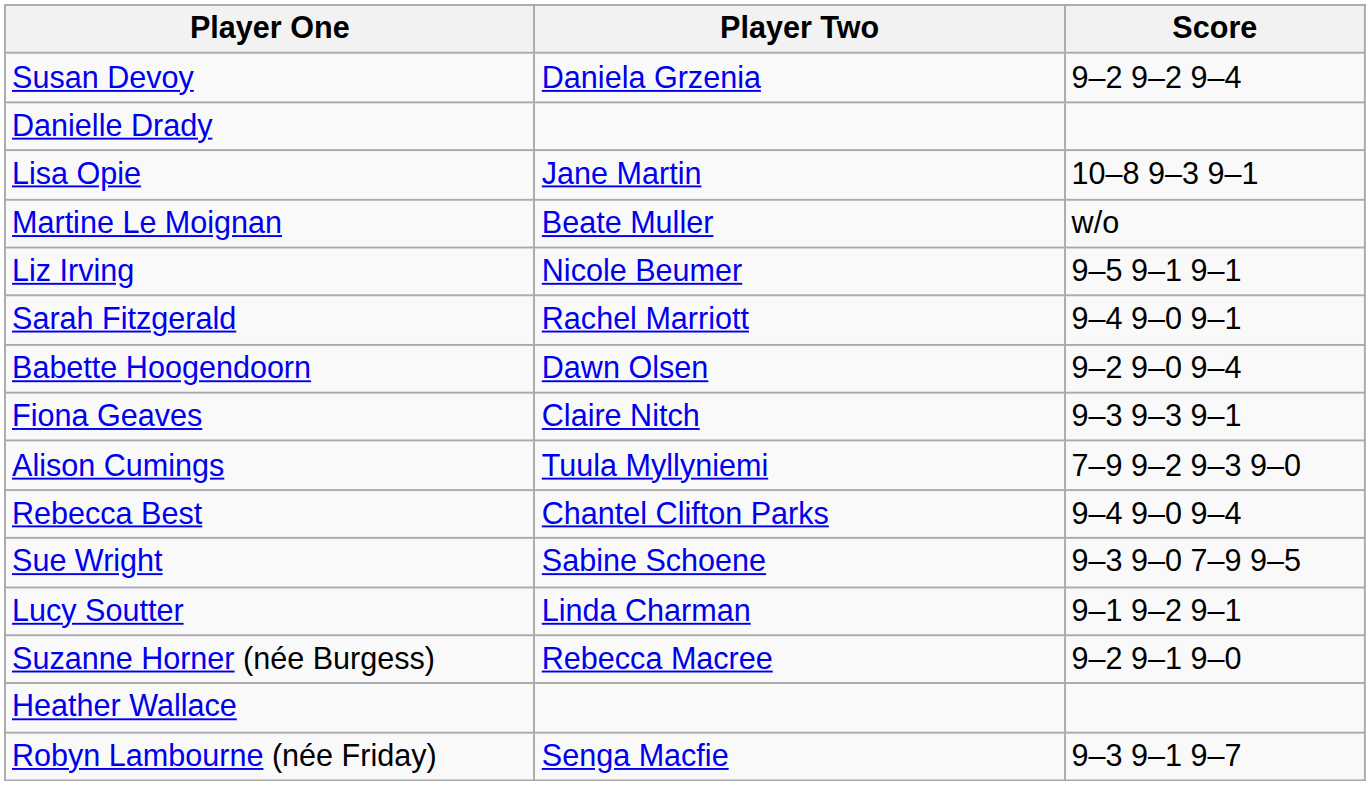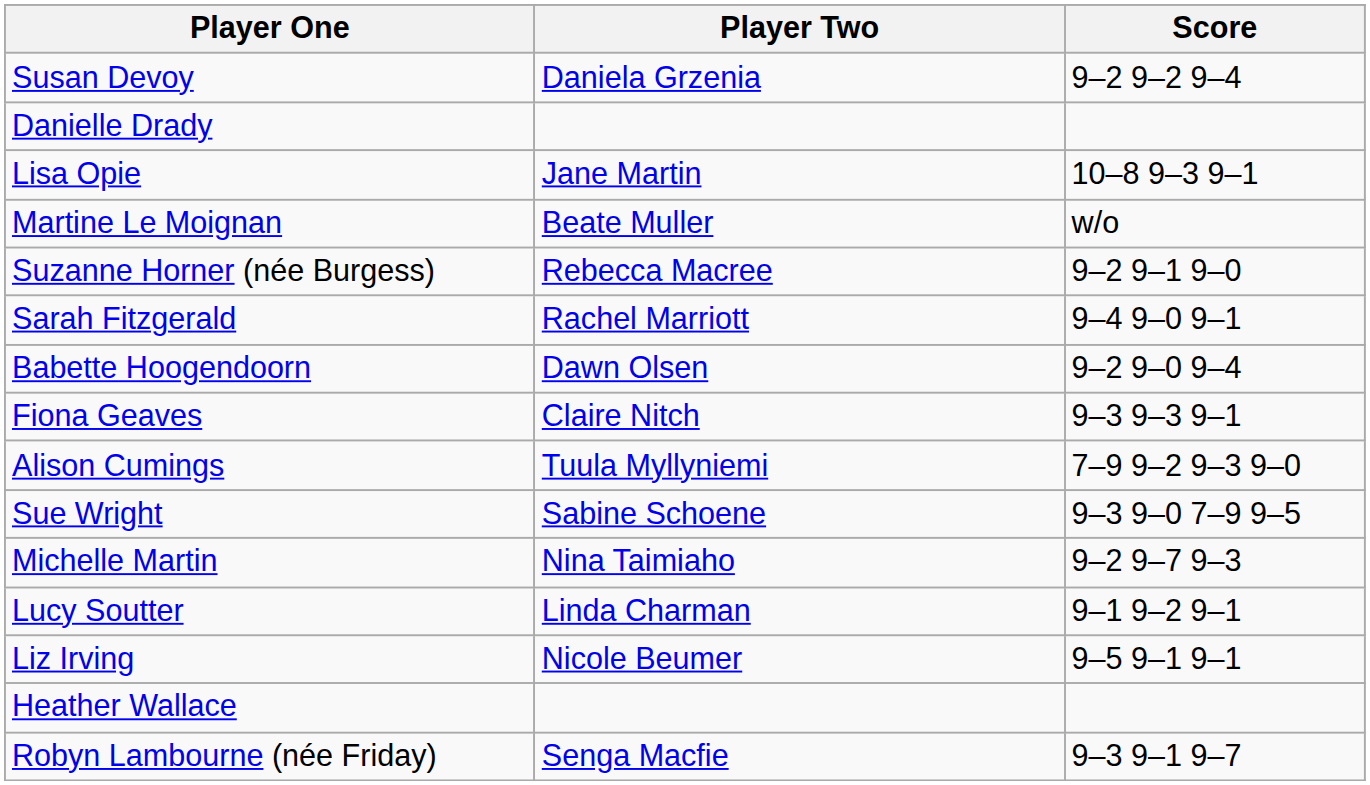rows swapped: (73, 271) <-> (223, 658)
- row: (107, 513)
+ row: (115, 561)
